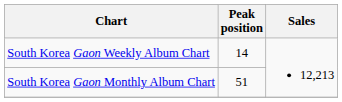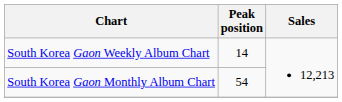(242, 82) 51 -> (242, 82) 54
